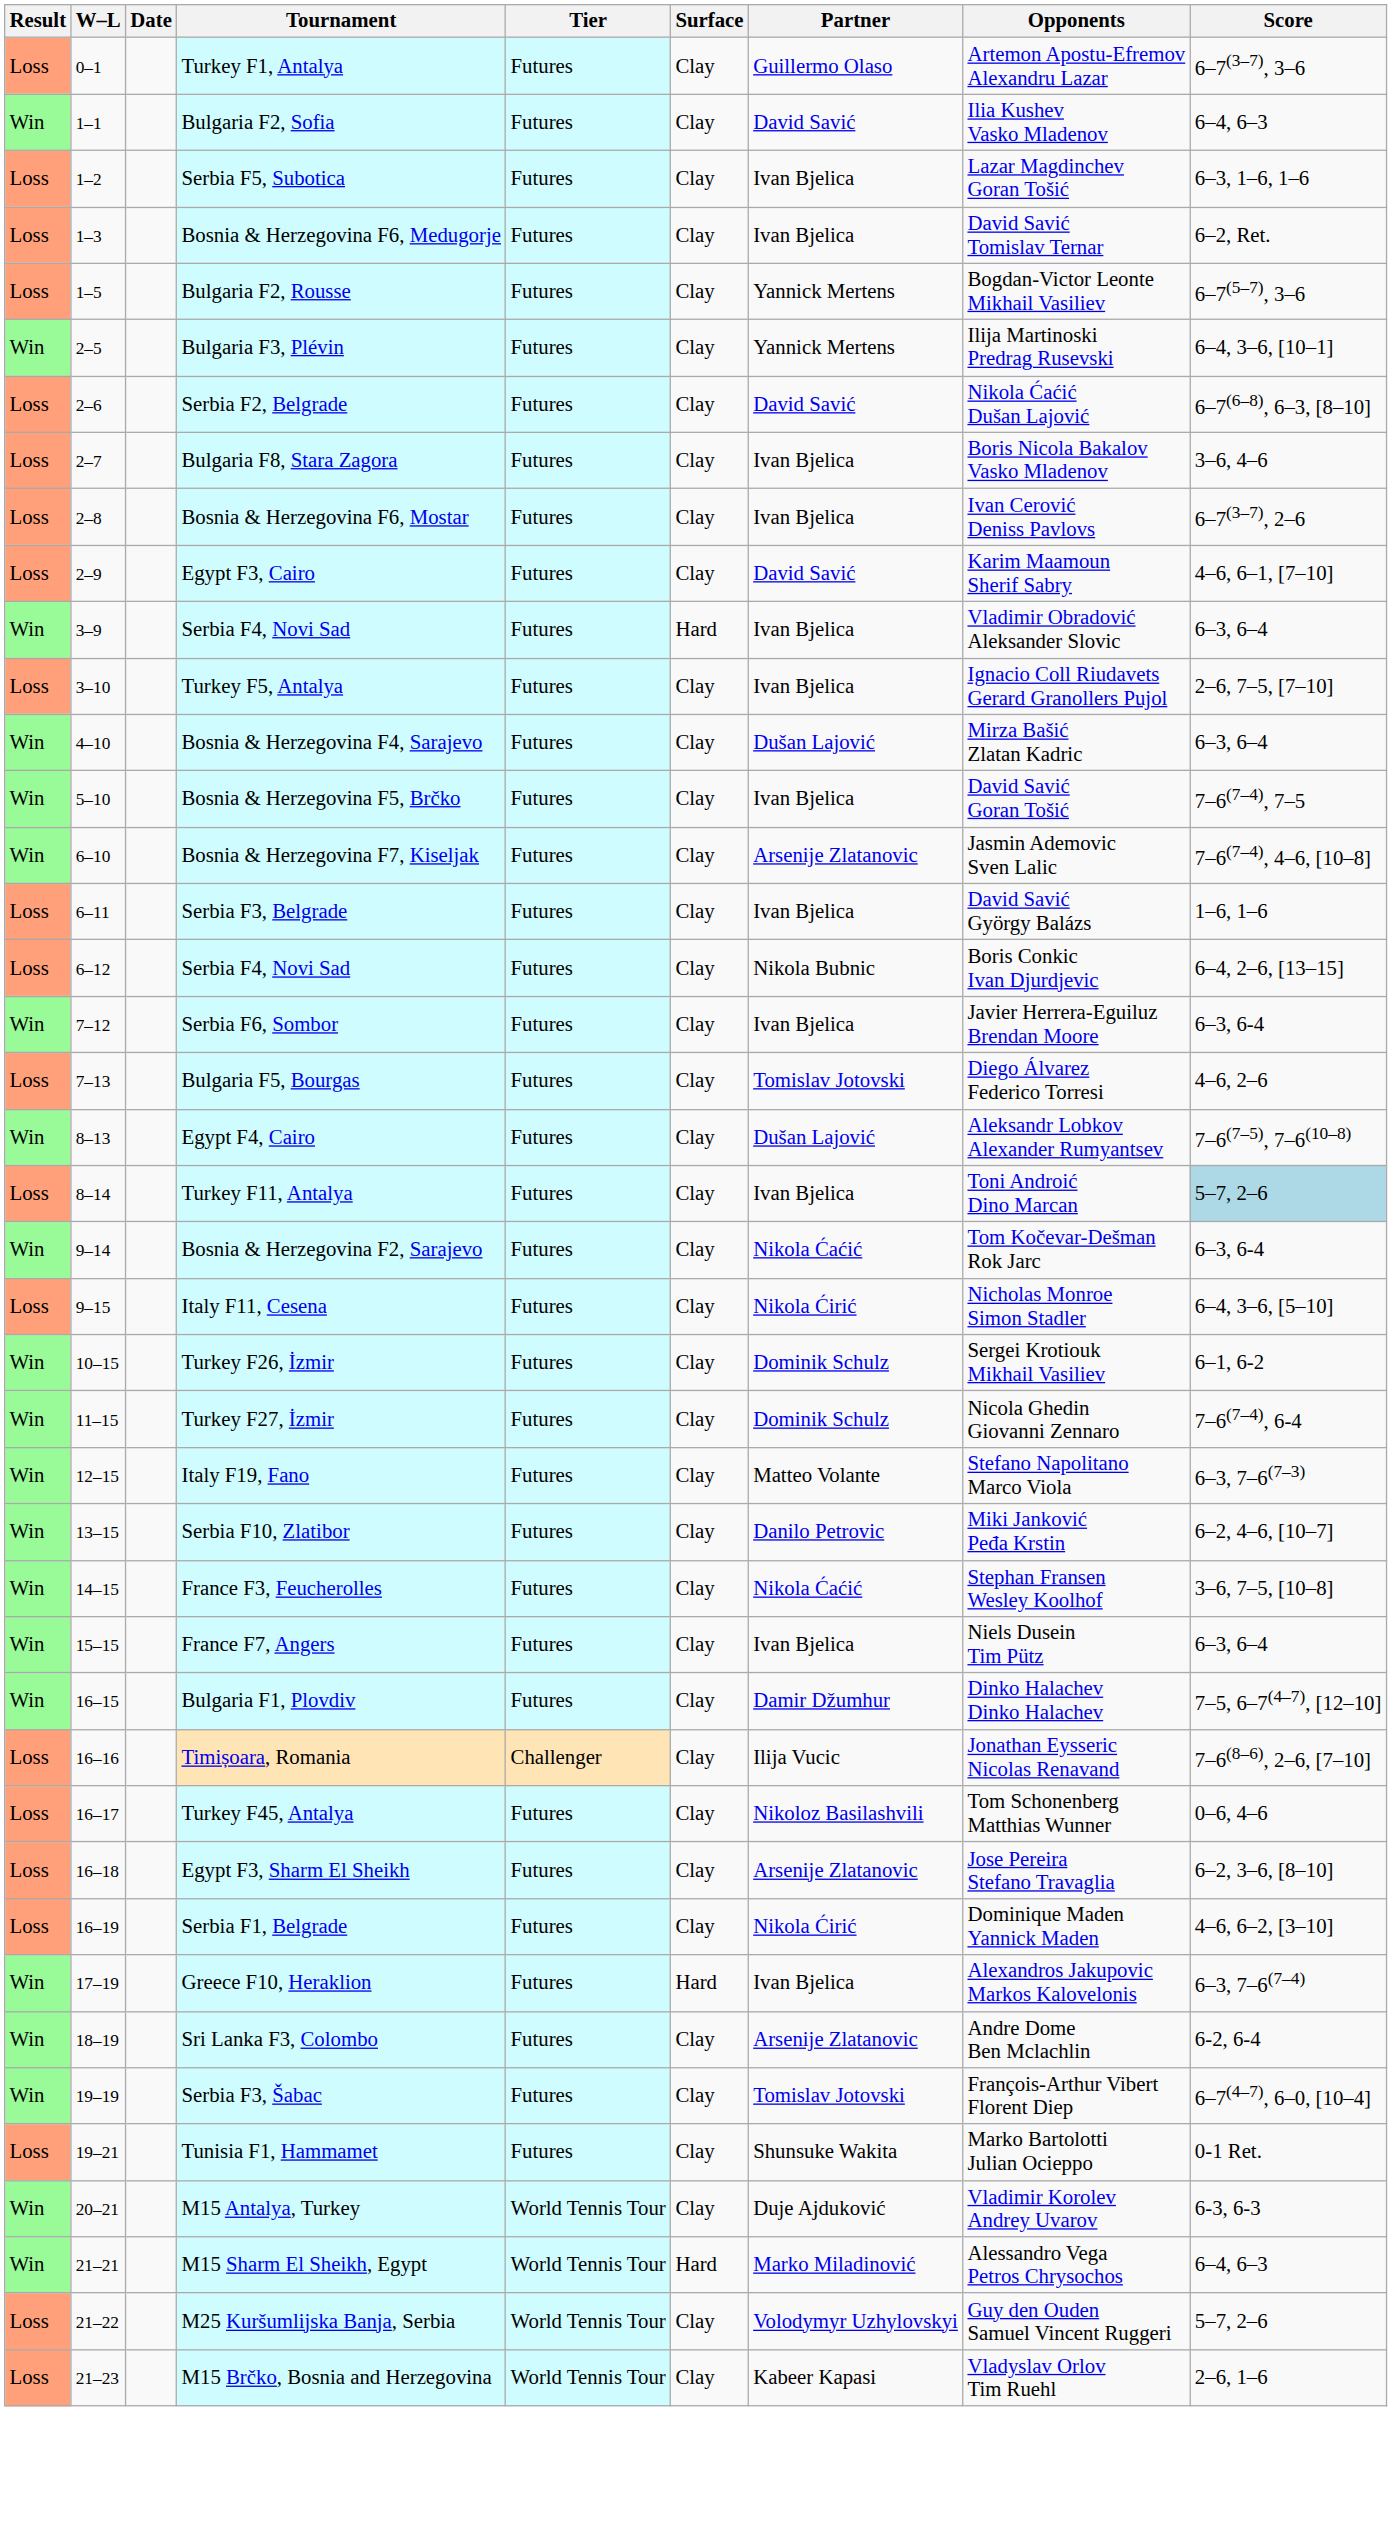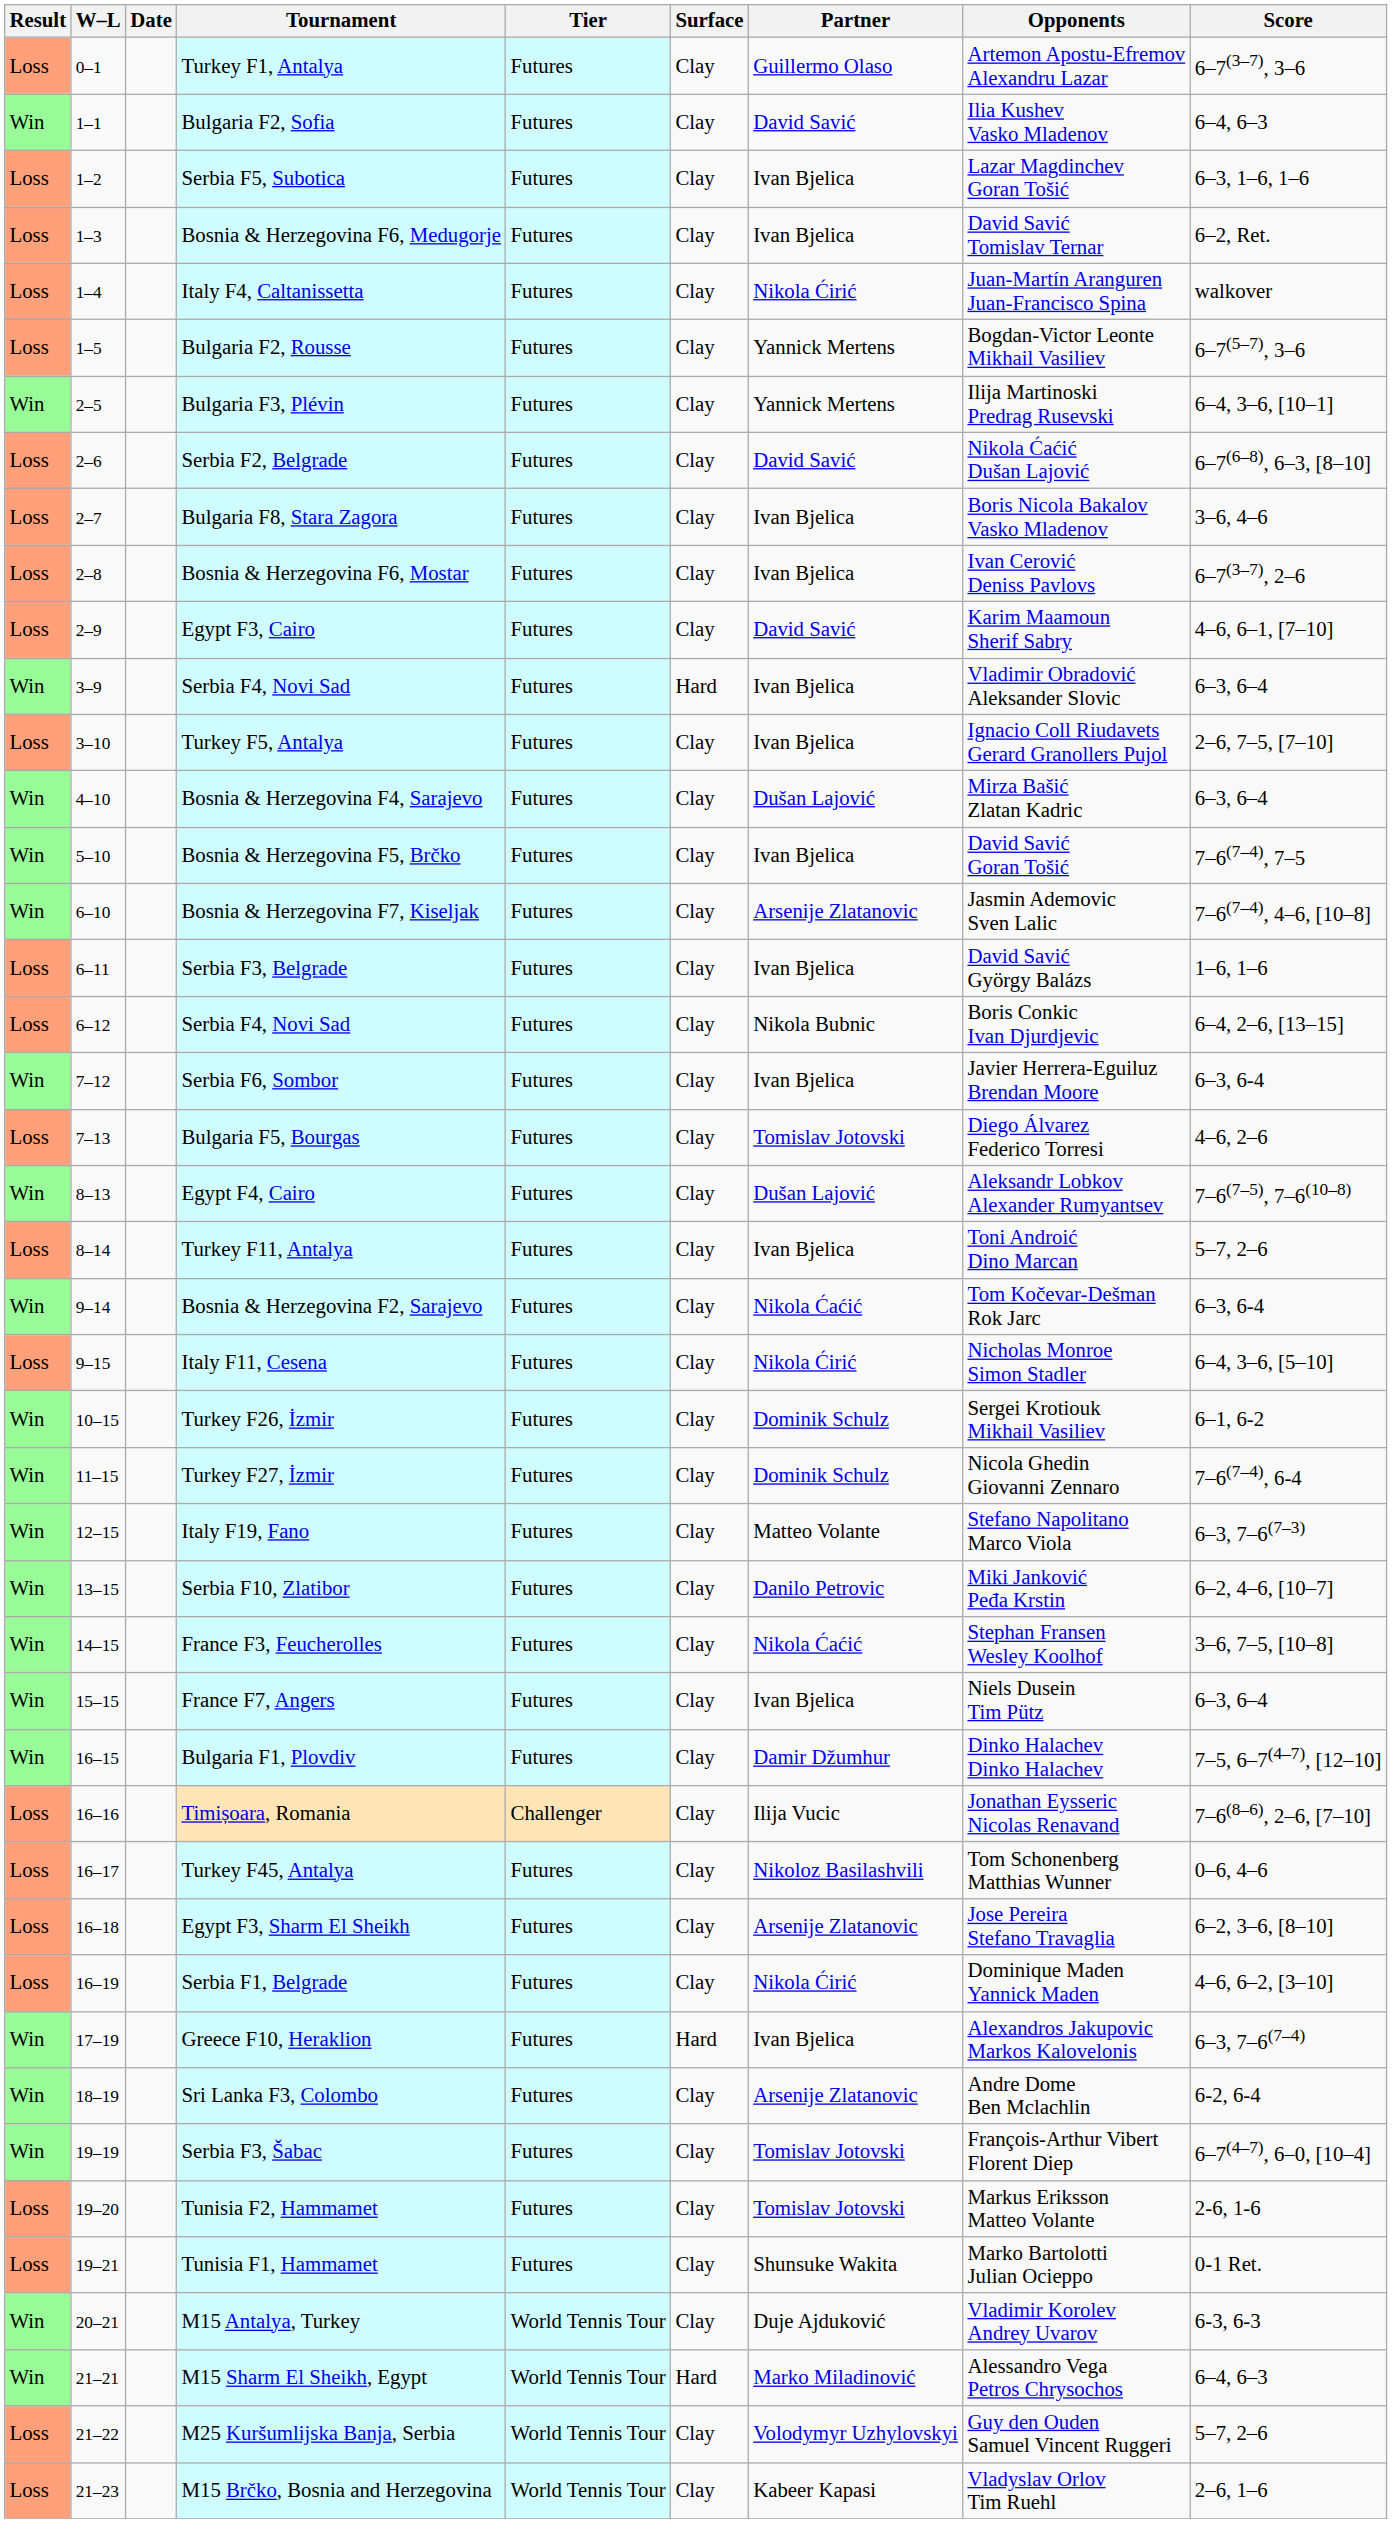+ row: (89, 292)
(1231, 1193) lightblue background -> (1231, 1249) no background
+ row: (97, 2209)
